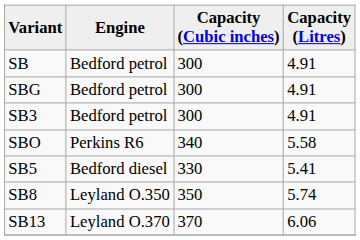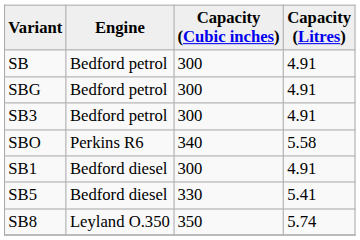+ row: (23, 169)
- row: (27, 221)
